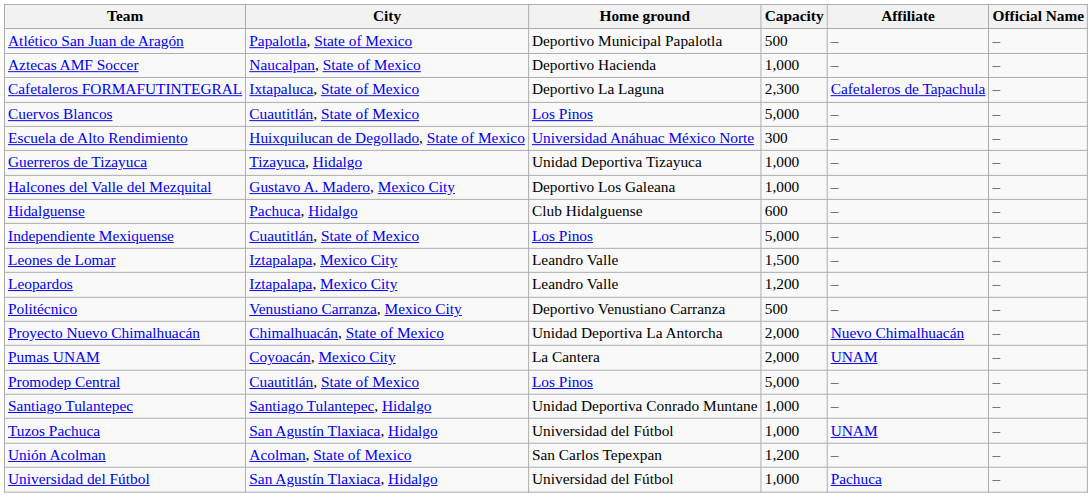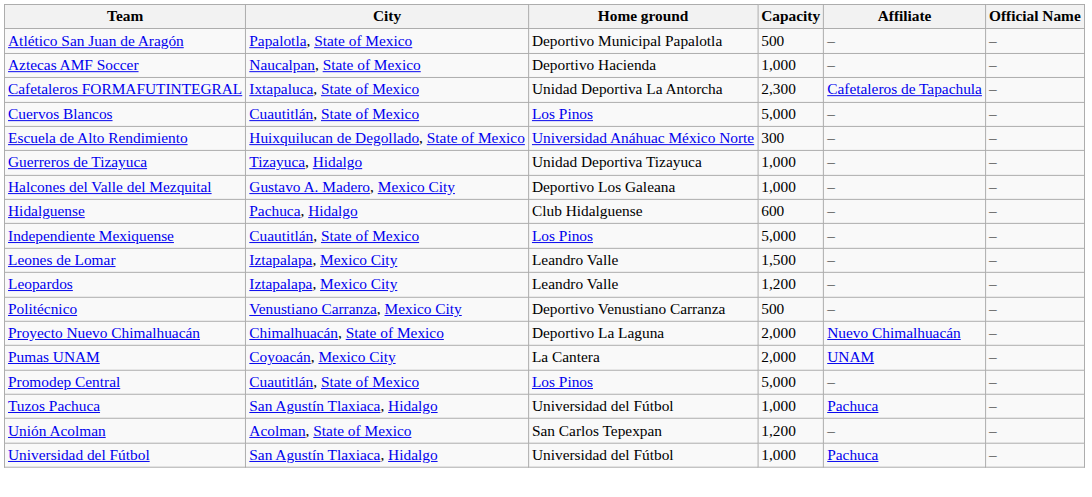(598, 89) Deportivo La Laguna -> (627, 89) Unidad Deportiva La Antorcha
(627, 333) Unidad Deportiva La Antorcha -> (598, 333) Deportivo La Laguna
- row: (71, 406)
(854, 430) UNAM -> (853, 406) Pachuca
